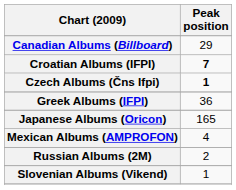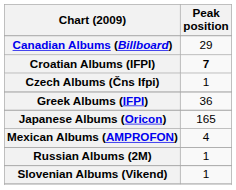(206, 82) bold -> (206, 82) normal
(206, 156) 2 -> (206, 156) 1
